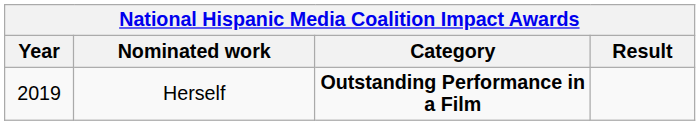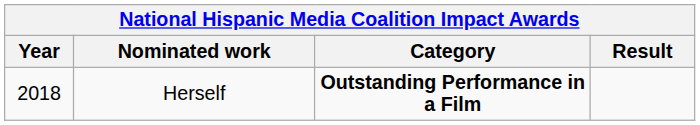(39, 93) 2019 -> (39, 93) 2018
